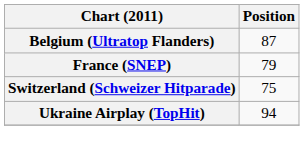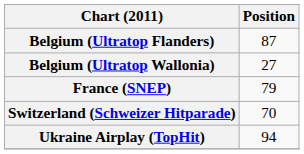+ row: (122, 64)
(269, 88) 75 -> (269, 112) 70
